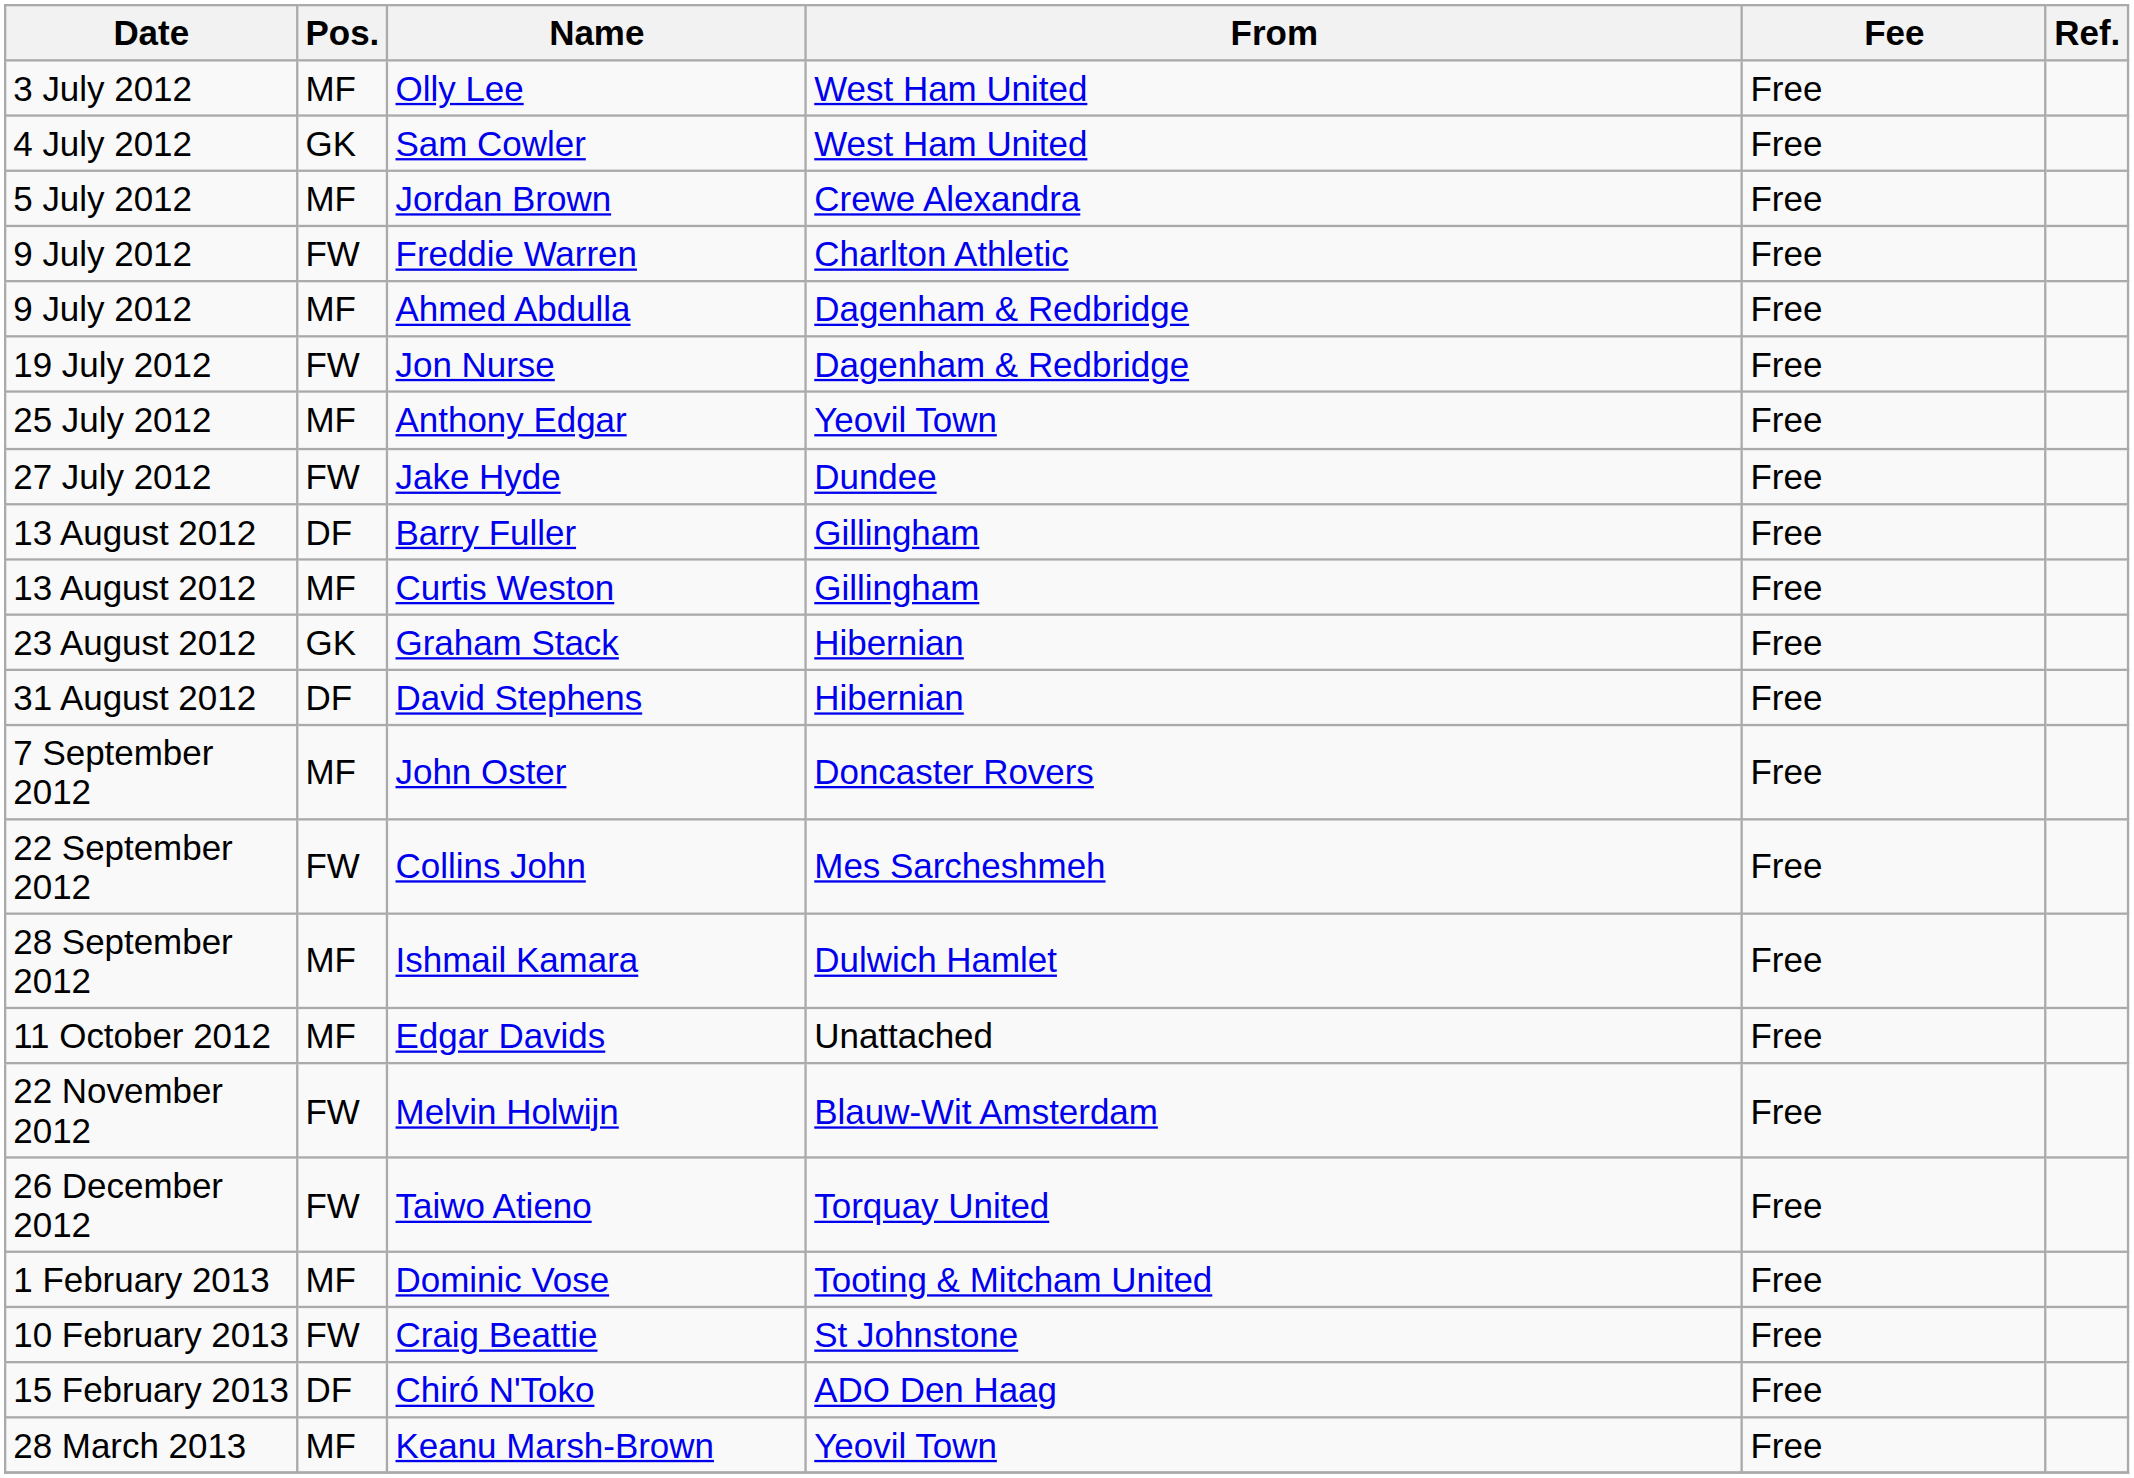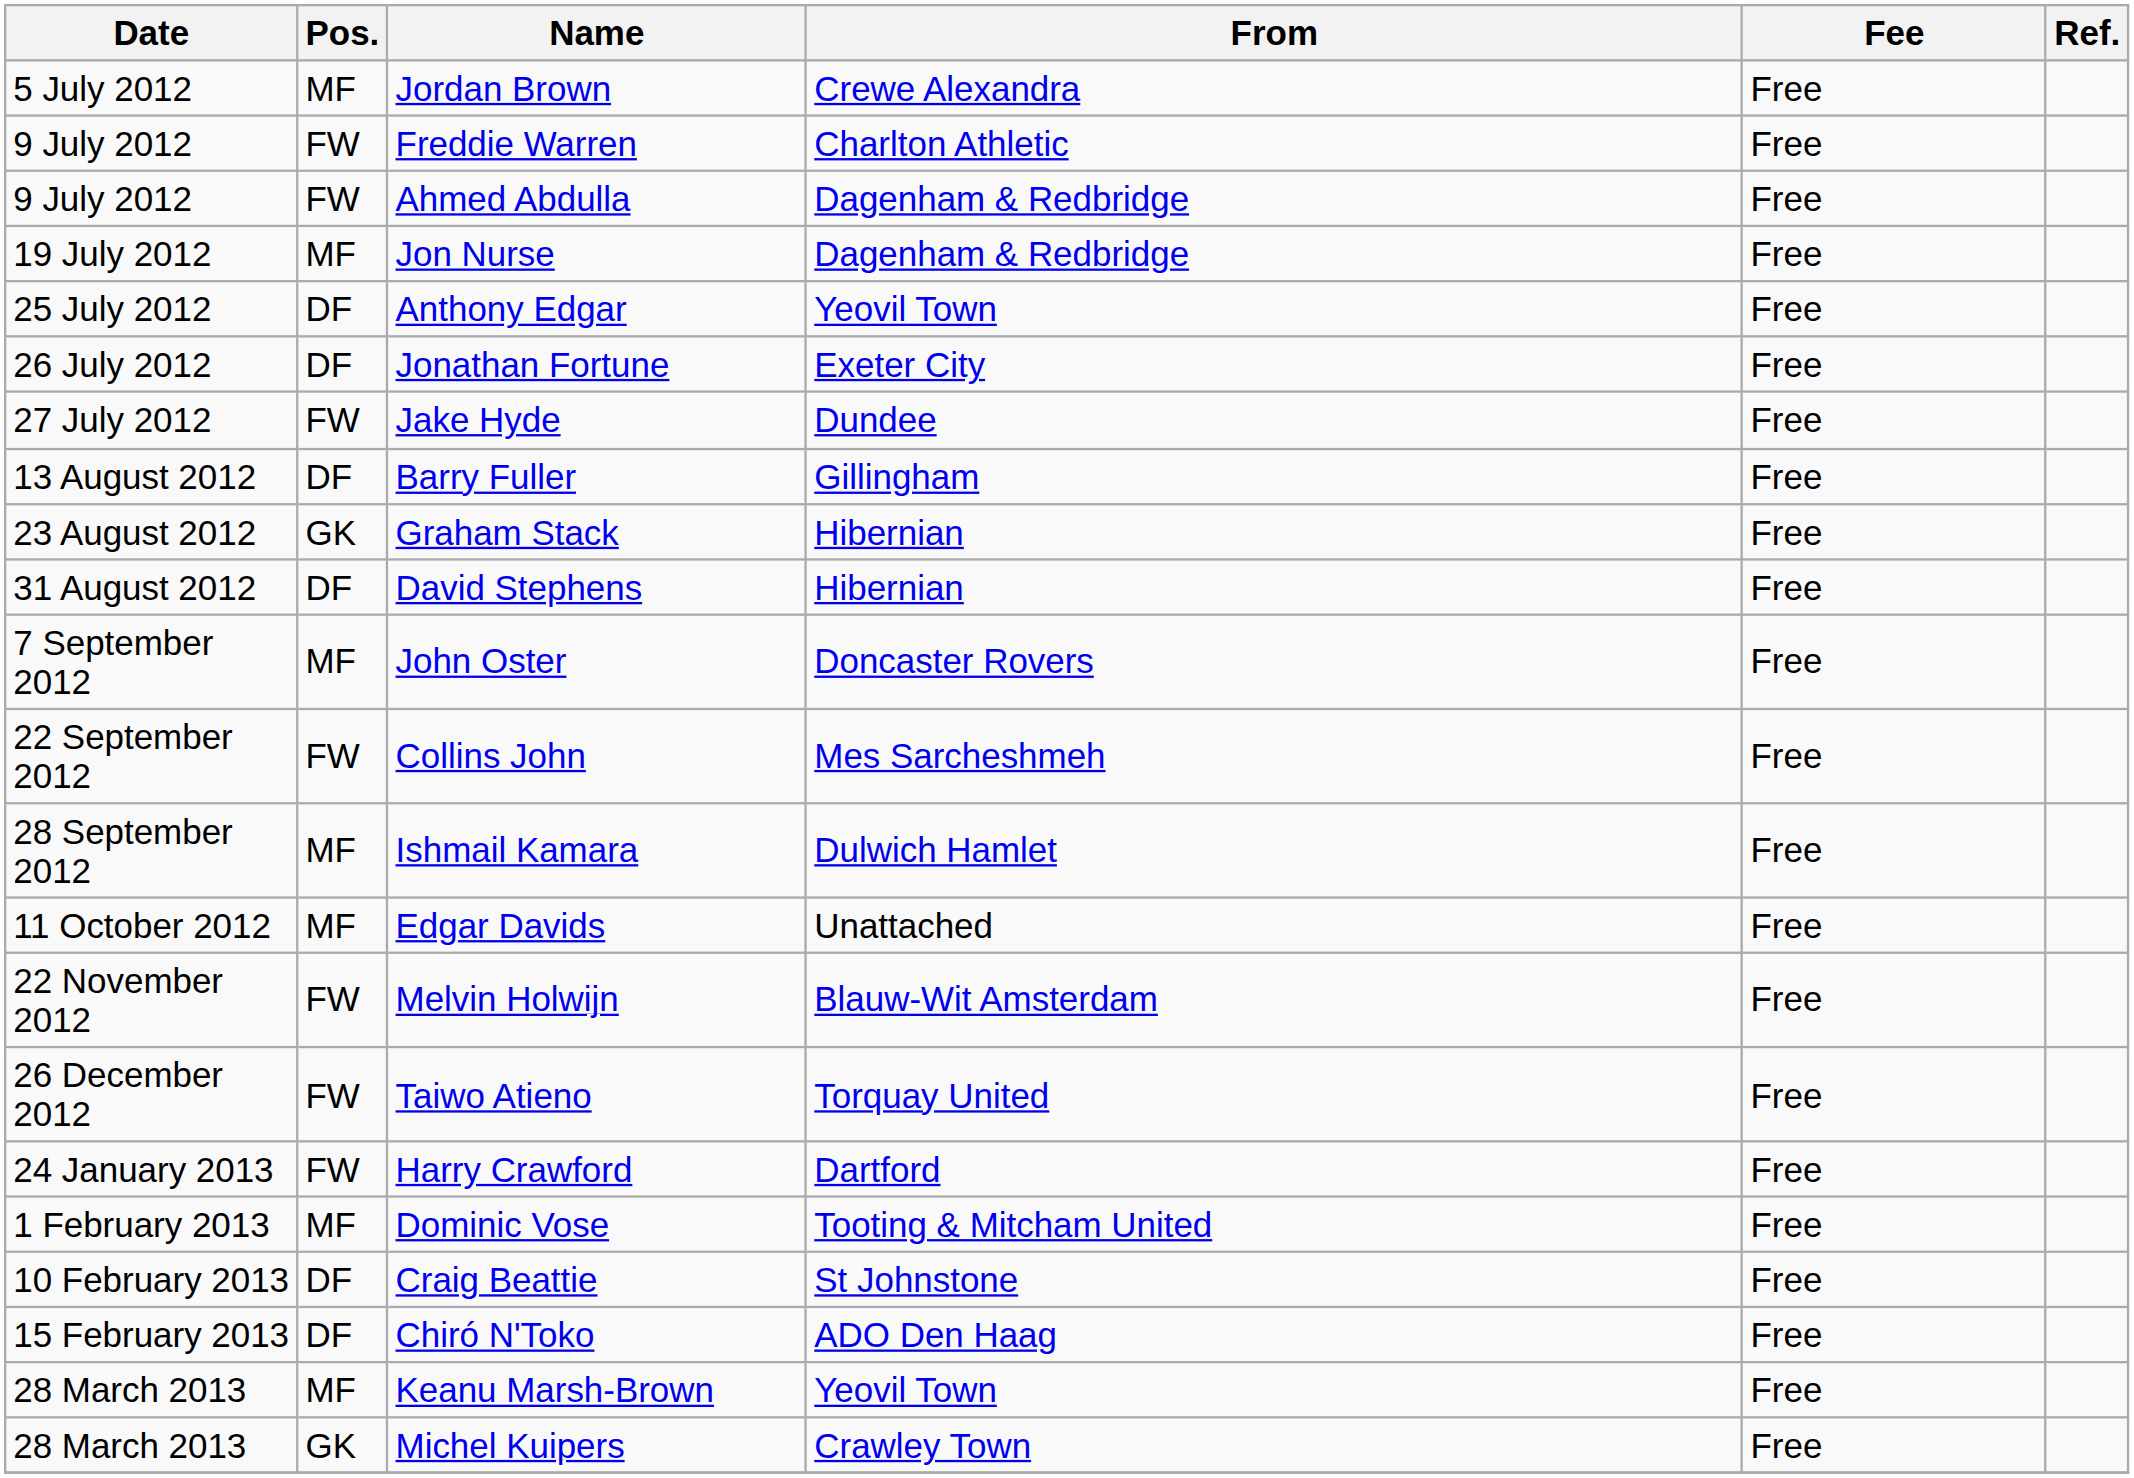- row: (460, 88)
- row: (491, 144)
(331, 310) MF -> (333, 199) FW
(333, 365) FW -> (331, 254) MF
(331, 420) MF -> (329, 310) DF
+ row: (532, 365)
- row: (505, 586)
+ row: (514, 1169)
(333, 1335) FW -> (329, 1280) DF
+ row: (510, 1446)
